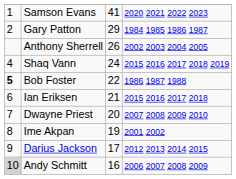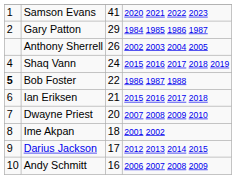(114, 132) 19 -> (114, 132) 18
(13, 166) lightgrey background -> (13, 166) no background
